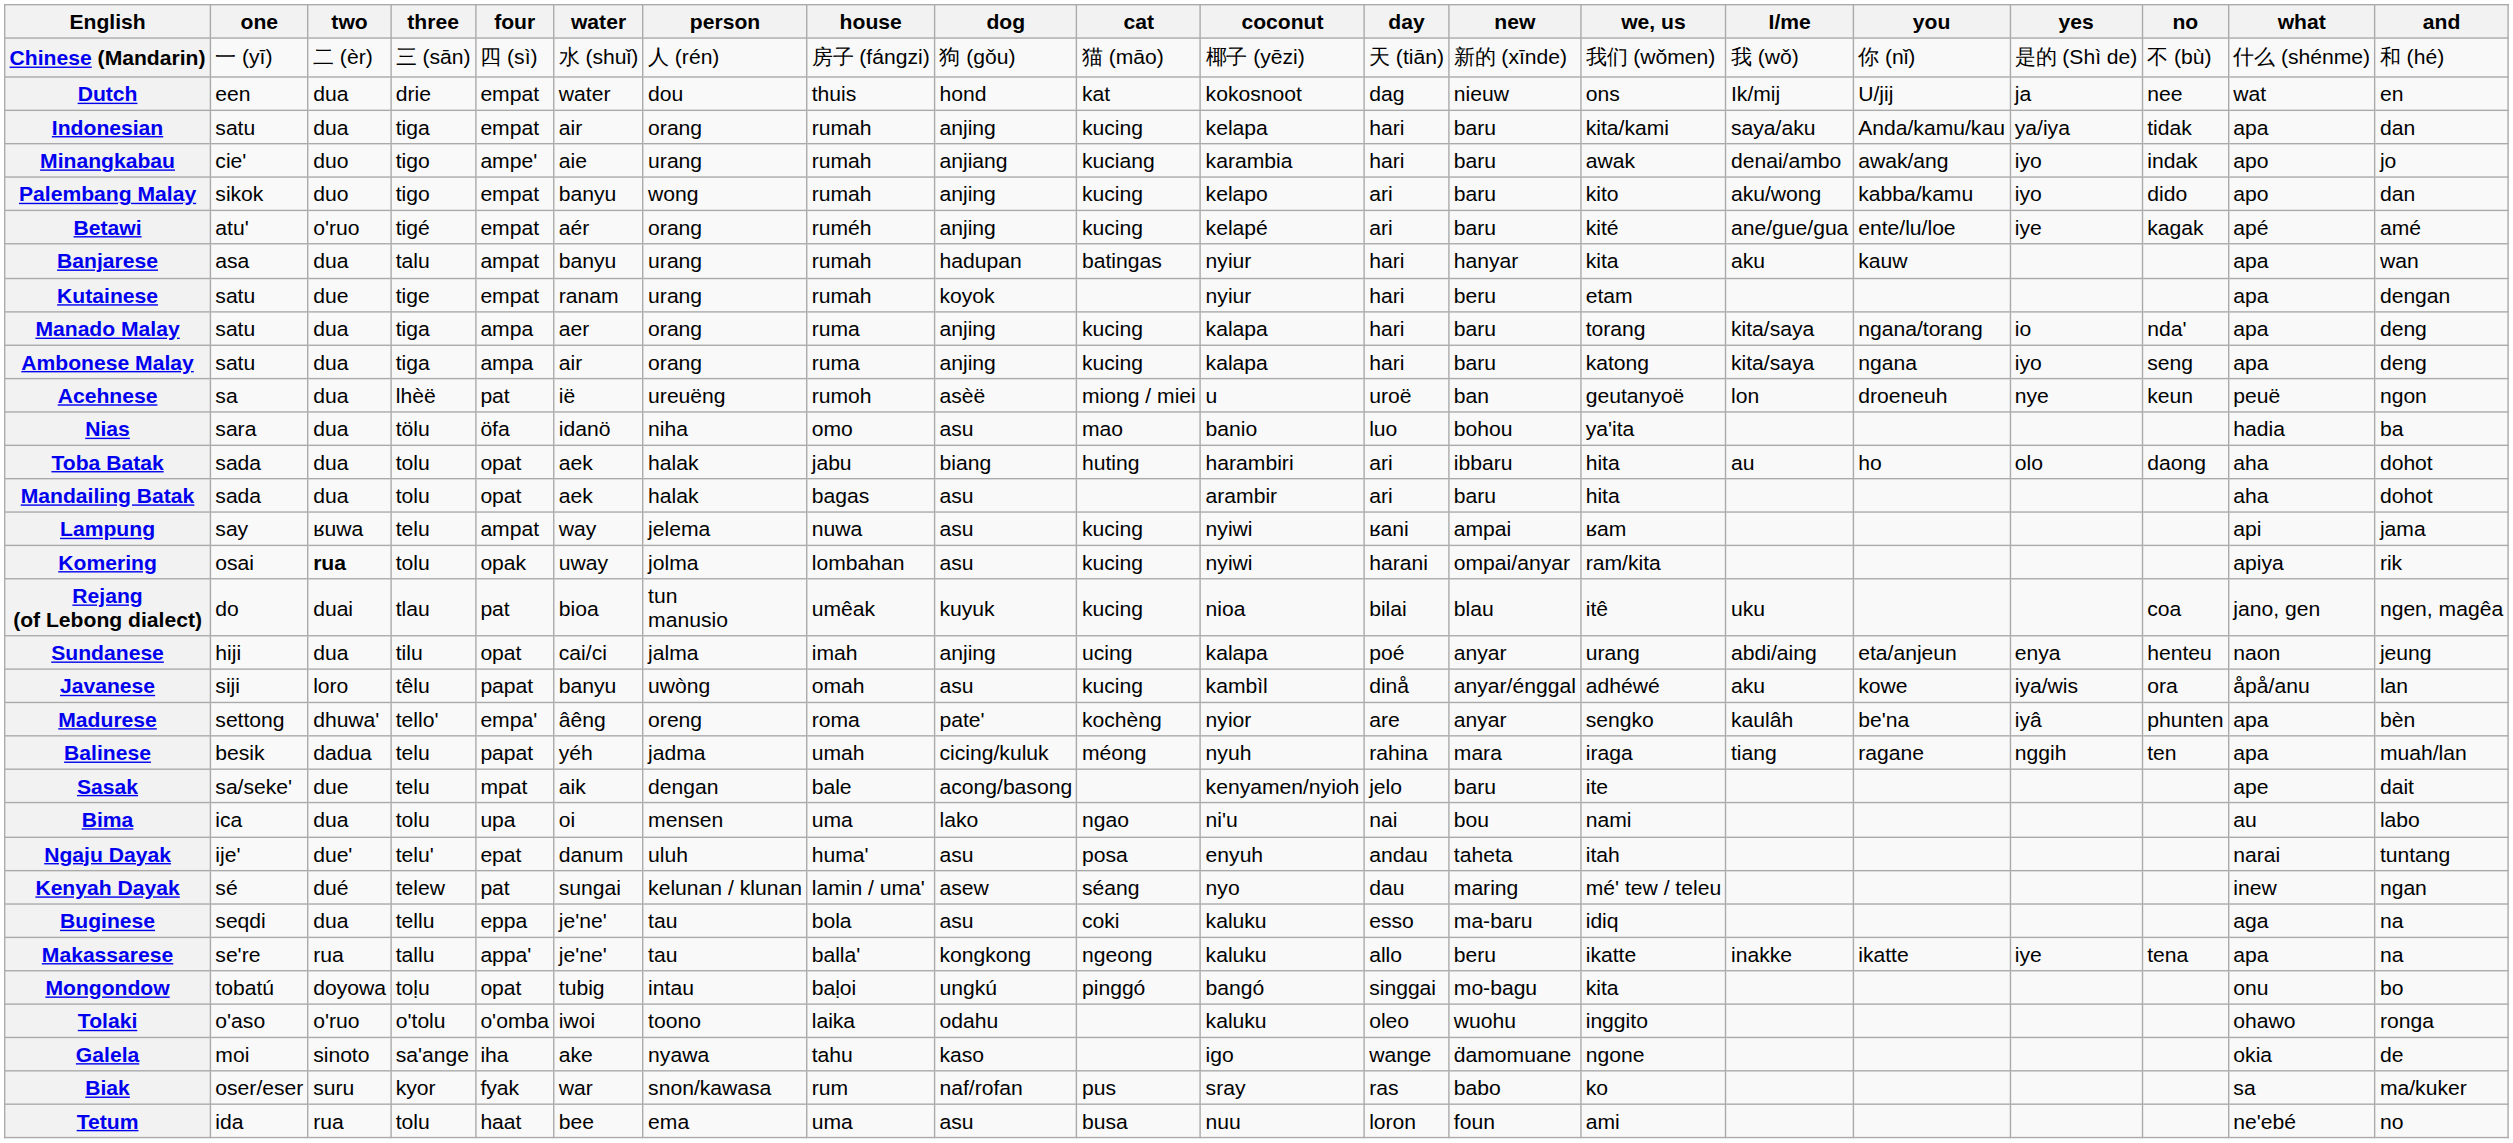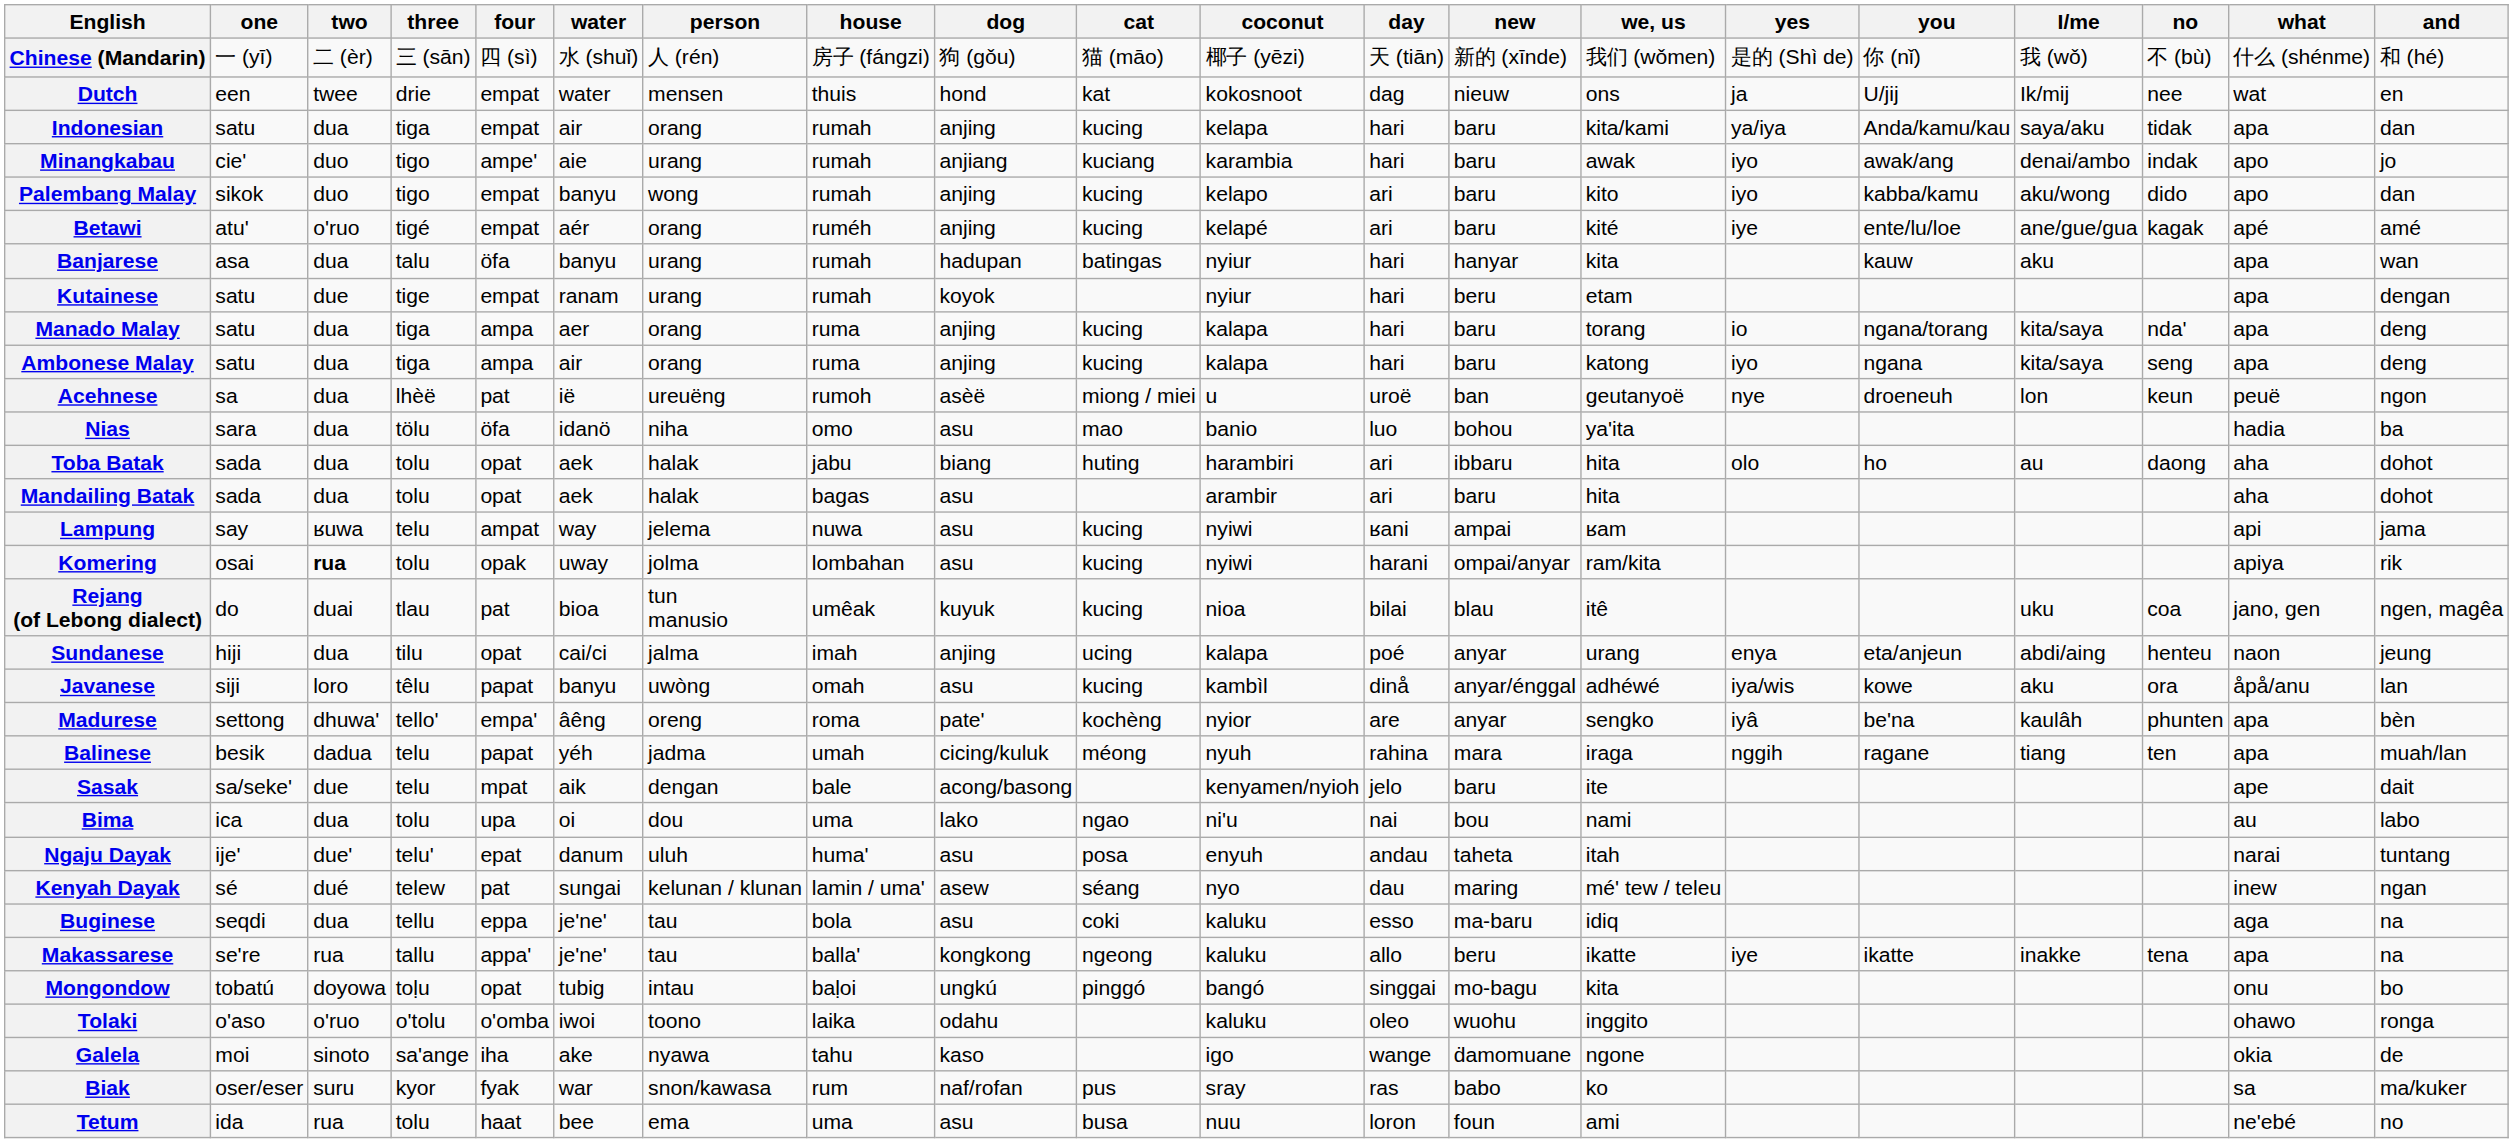columns swapped: (1790, 22) <-> (2076, 22)
(331, 94) dua -> (335, 94) twee
(666, 94) dou -> (686, 94) mensen
(510, 261) ampat -> (495, 261) öfa
(686, 820) mensen -> (666, 820) dou
